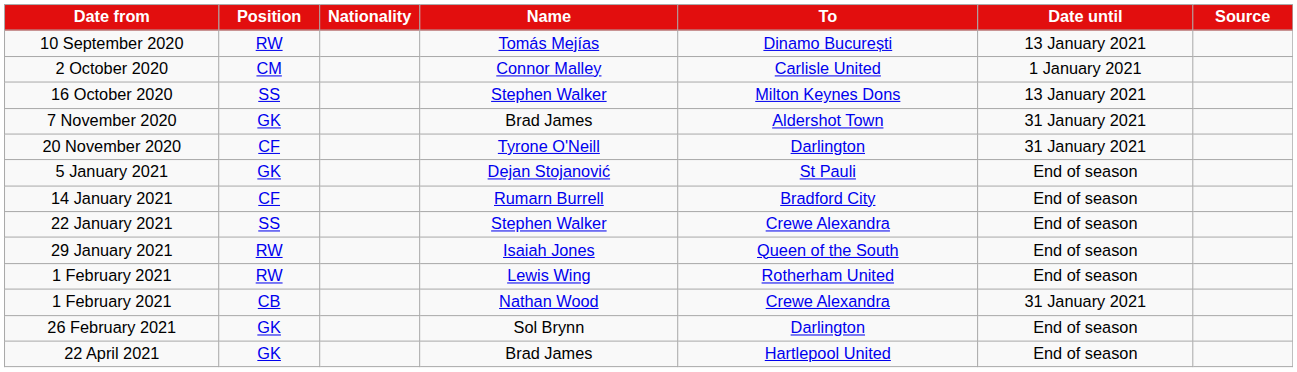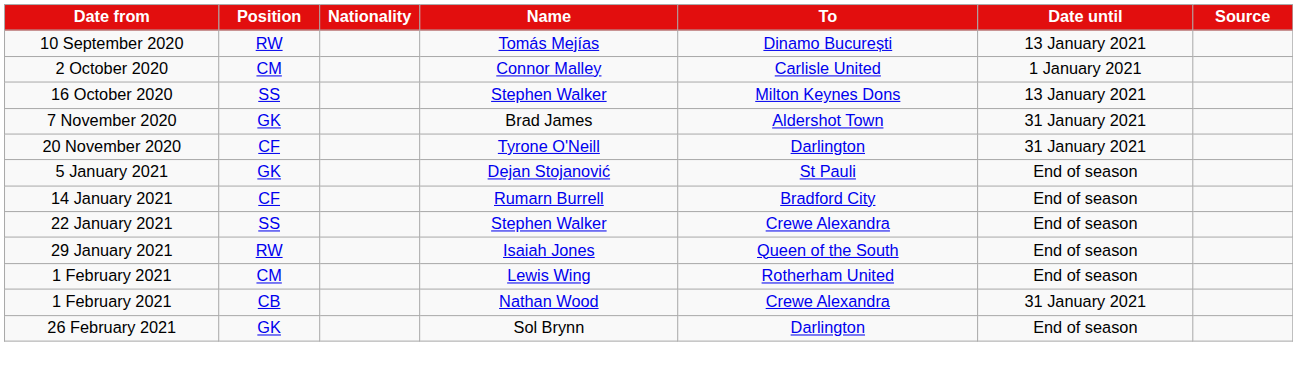(269, 276) RW -> (269, 276) CM
- row: (112, 353)
